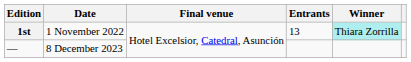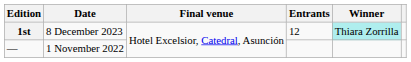(85, 31) 1 November 2022 -> (84, 31) 8 December 2023
(294, 31) 13 -> (294, 31) 12
(84, 49) 8 December 2023 -> (85, 49) 1 November 2022
